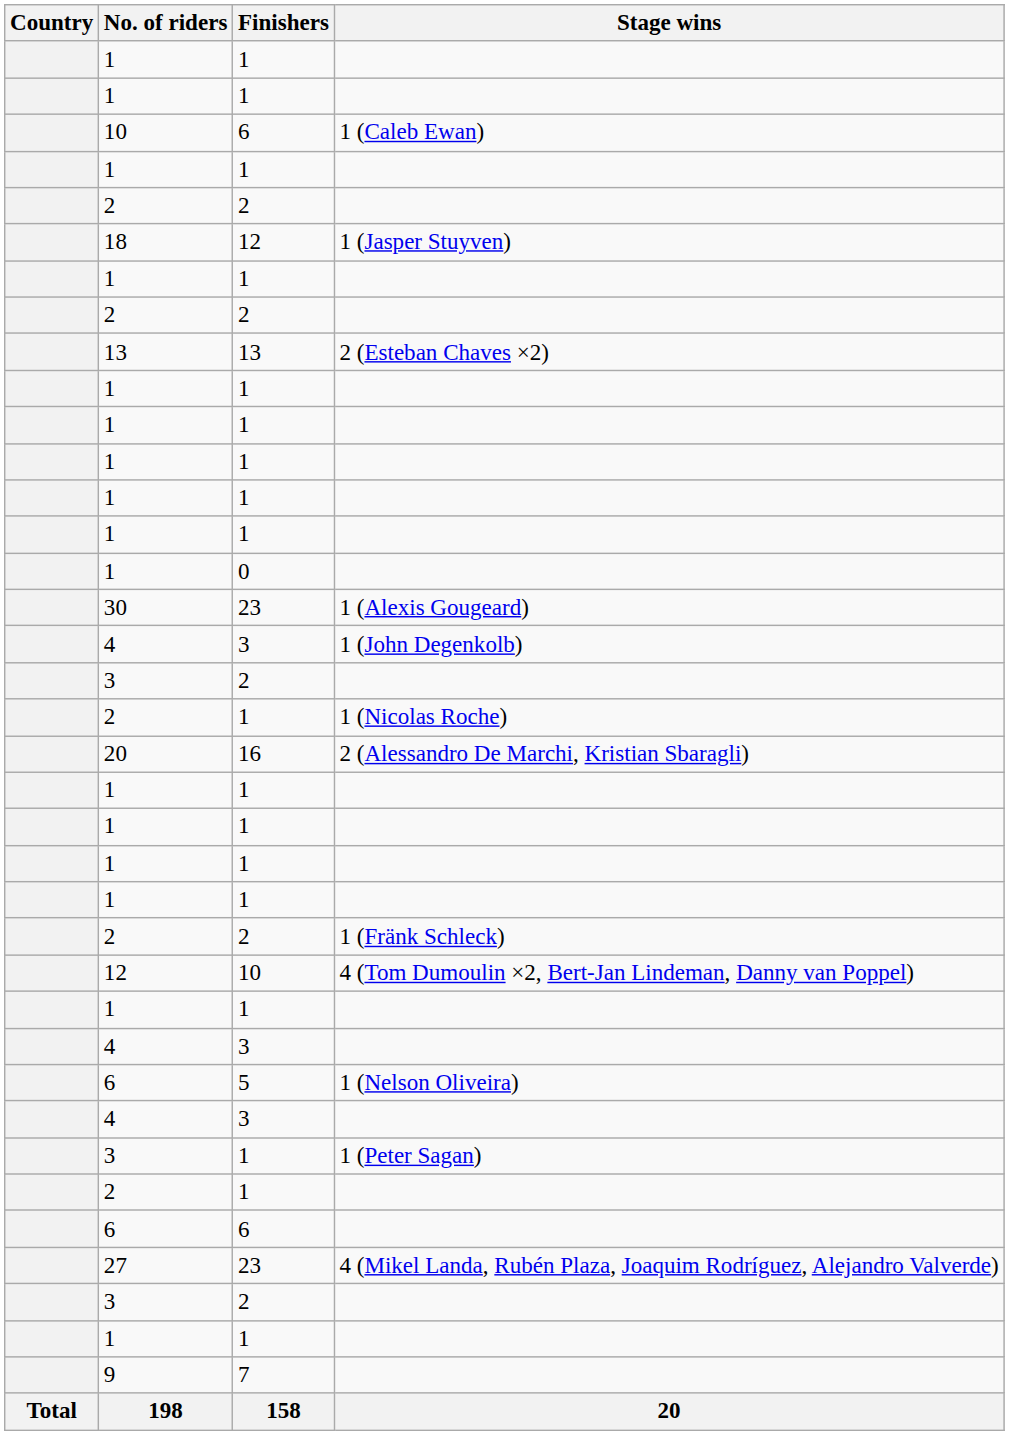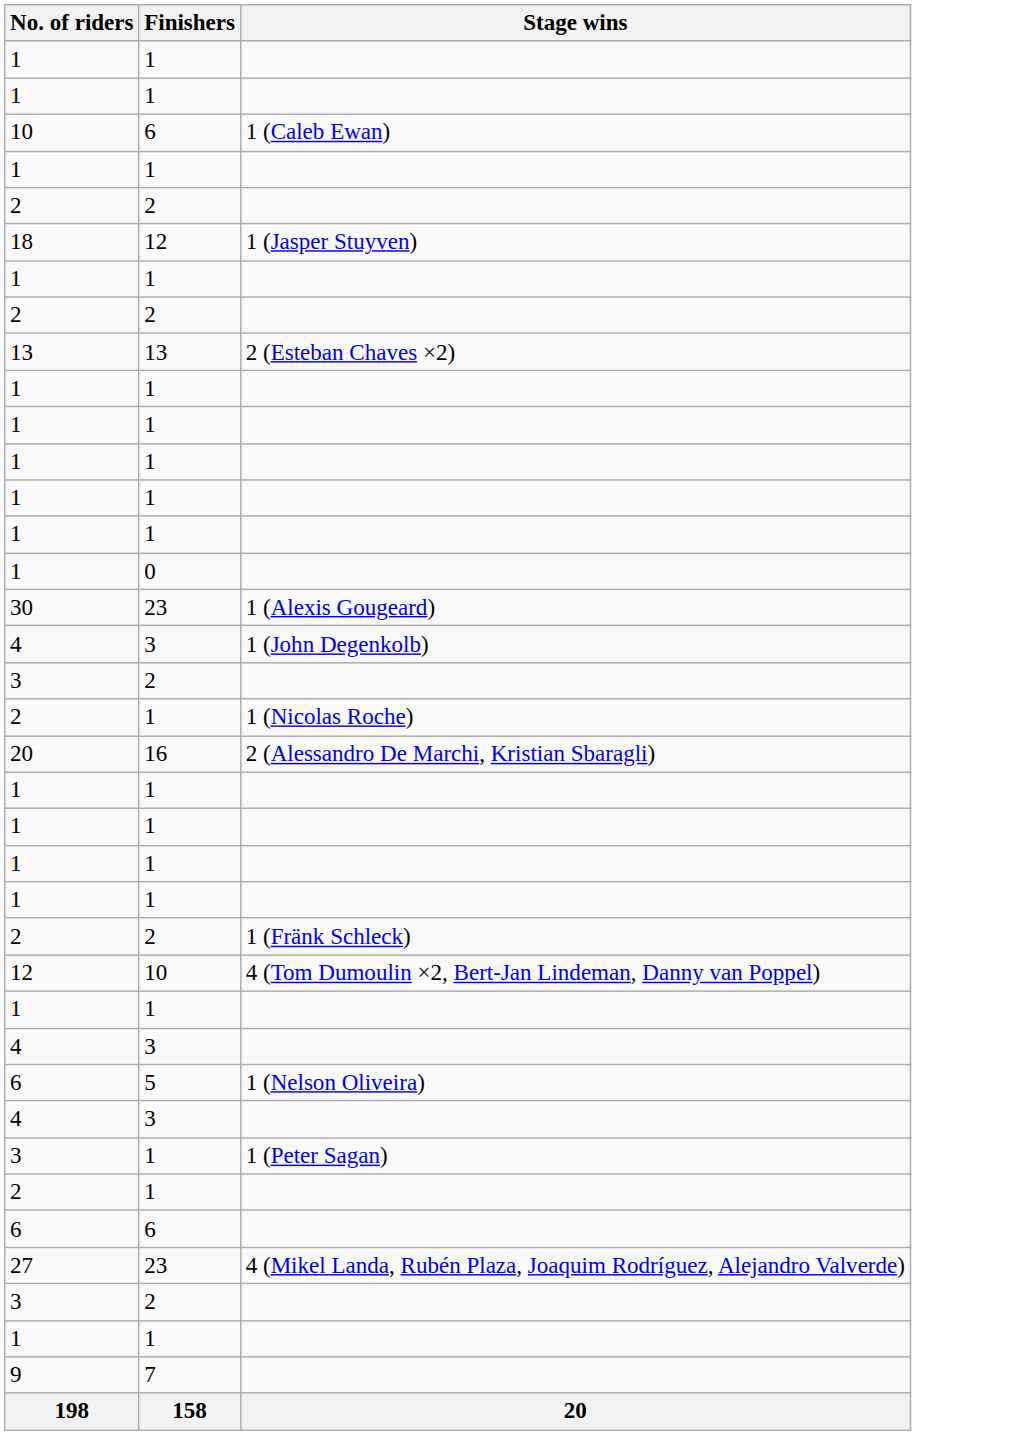- column: (52, 22)
